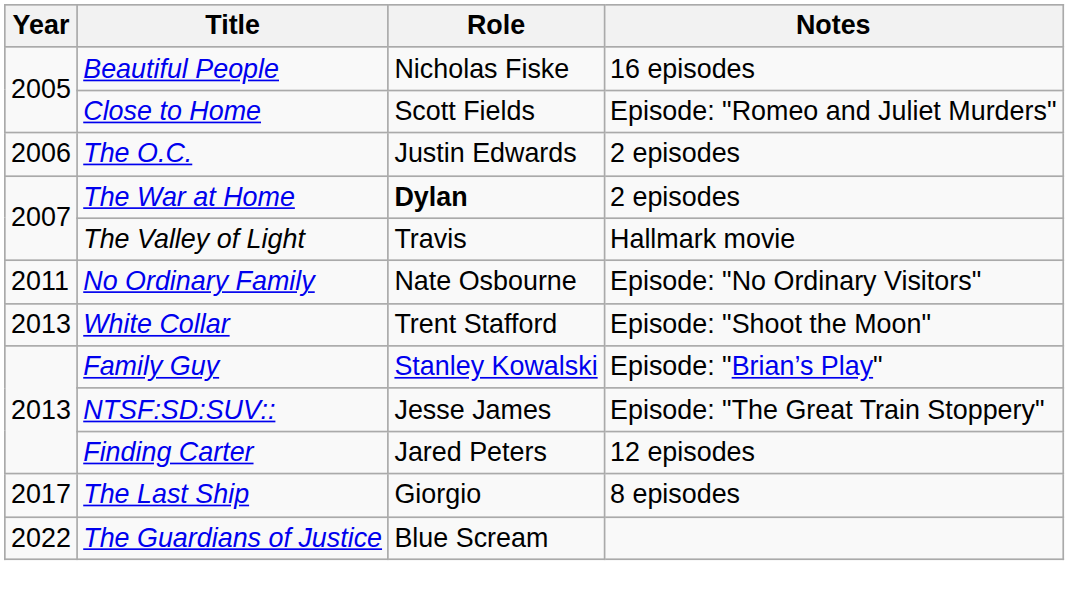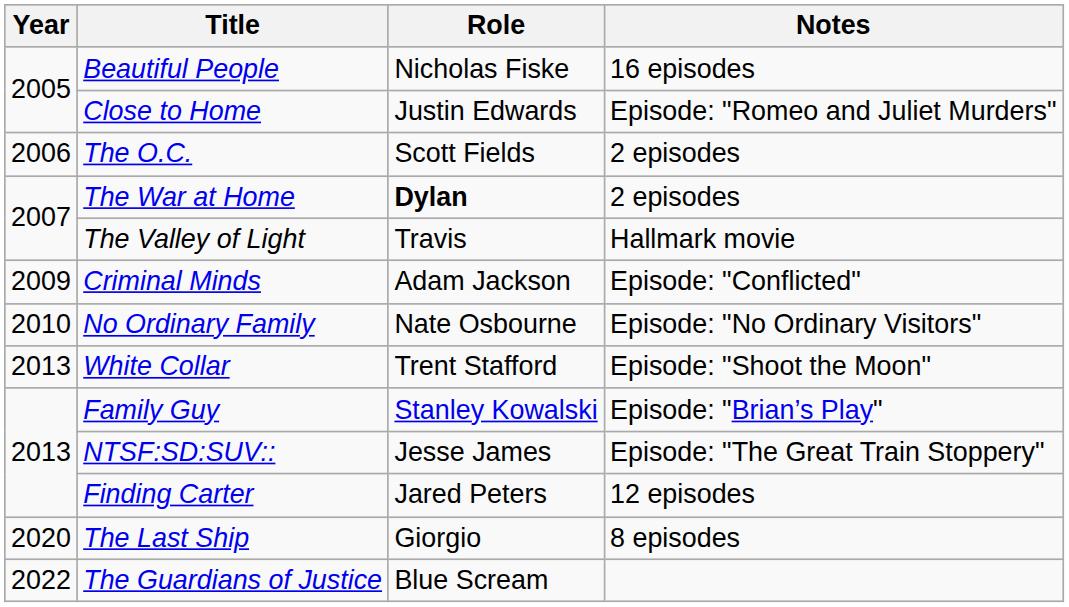(465, 111) Scott Fields -> (486, 111) Justin Edwards
(486, 153) Justin Edwards -> (465, 153) Scott Fields
+ row: (172, 281)
(40, 281) 2011 -> (41, 324) 2010
(41, 494) 2017 -> (41, 537) 2020
